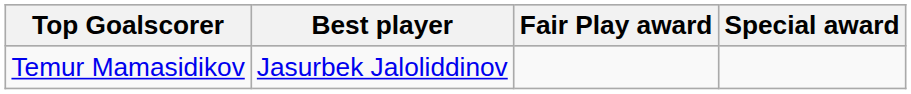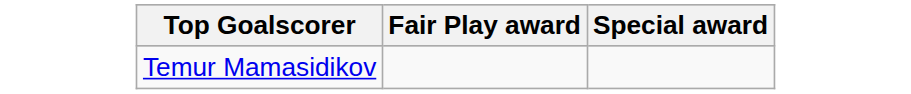- column: (382, 25)
